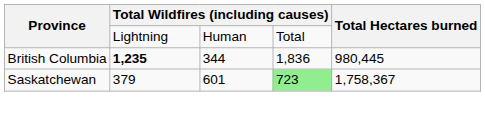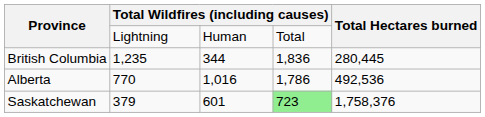(130, 58) bold -> (130, 58) normal
(359, 58) 980,445 -> (359, 58) 280,445
+ row: (29, 79)
(365, 79) 1,758,367 -> (365, 101) 1,758,376
